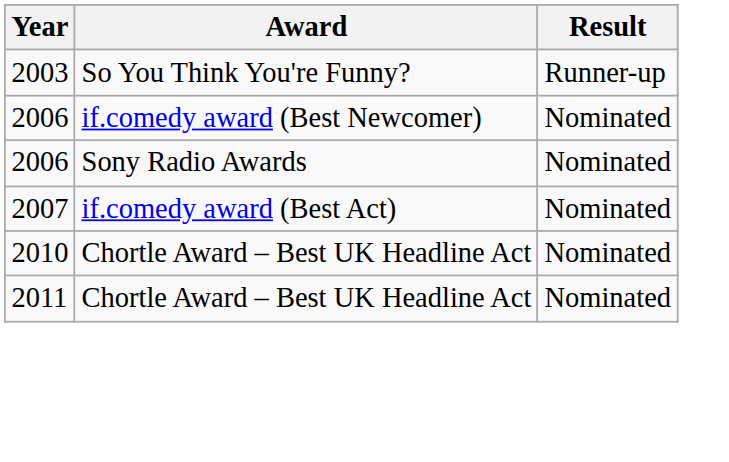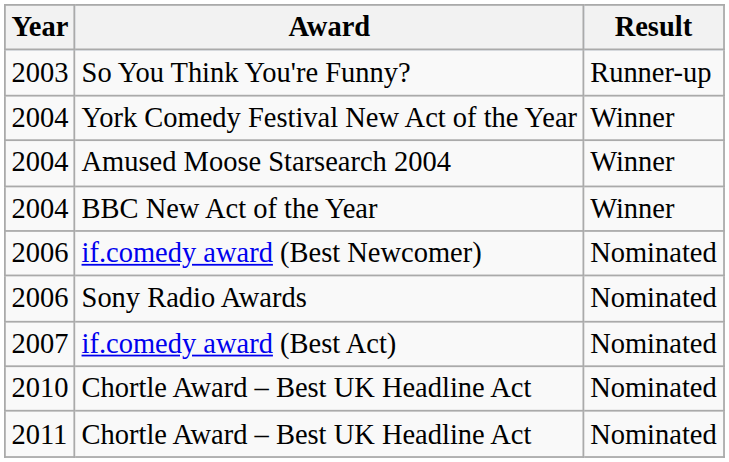+ row: (40, 117)
+ row: (40, 162)
+ row: (40, 207)
